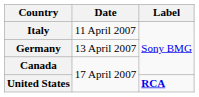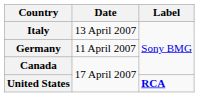(105, 30) 11 April 2007 -> (106, 30) 13 April 2007
(106, 48) 13 April 2007 -> (105, 48) 11 April 2007
